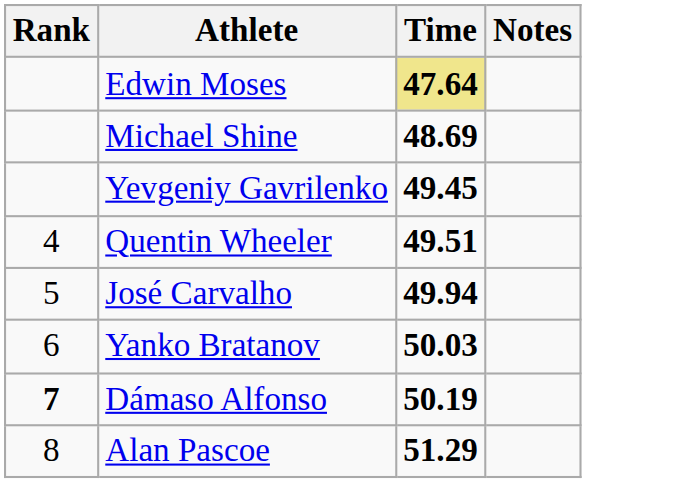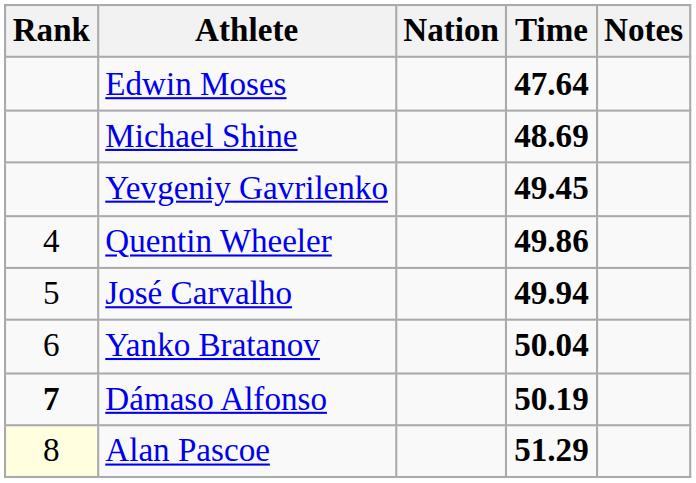+ column: (451, 30)
(441, 83) khaki background -> (551, 83) no background
(441, 240) 49.51 -> (551, 240) 49.86
(441, 345) 50.03 -> (551, 345) 50.04
(51, 450) no background -> (51, 450) lightyellow background
